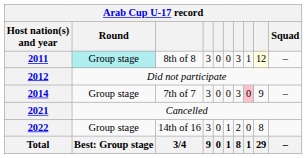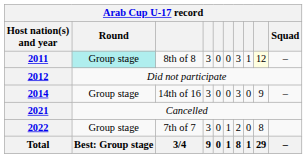(180, 94) 7th of 7 -> (180, 94) 14th of 16
(248, 94) pink background -> (248, 94) no background
(180, 128) 14th of 16 -> (180, 128) 7th of 7
